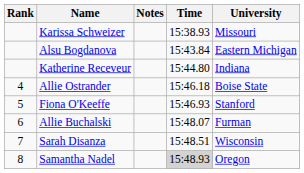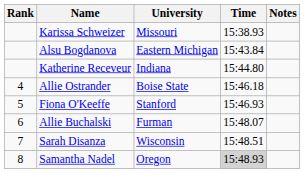columns swapped: (256, 13) <-> (150, 13)
